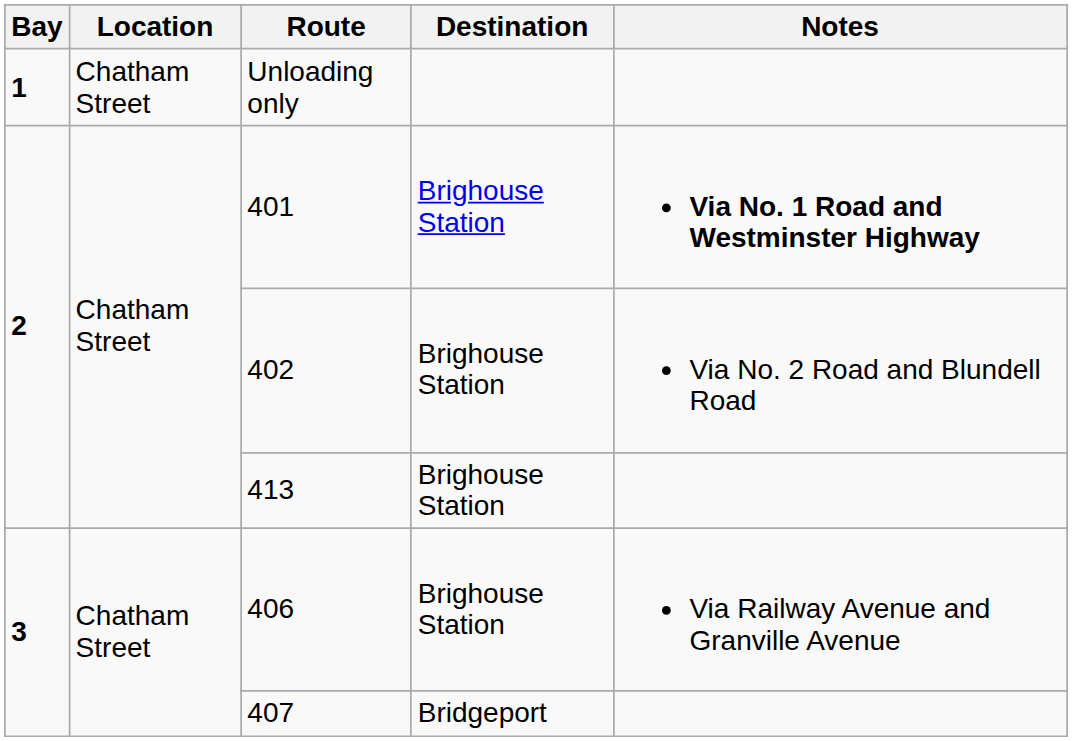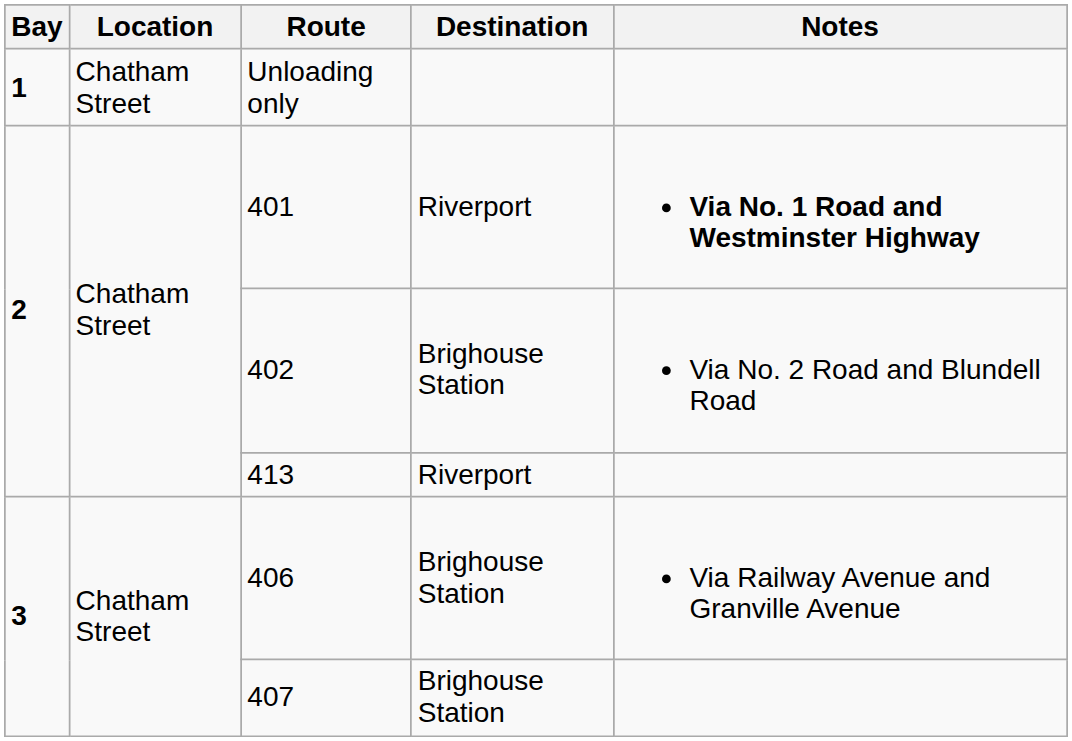(481, 206) Brighouse Station -> (475, 206) Riverport
(481, 489) Brighouse Station -> (475, 473) Riverport
(482, 713) Bridgeport -> (481, 697) Brighouse Station
